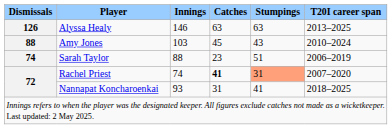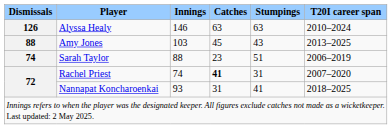(329, 27) 2013–2025 -> (329, 27) 2010–2024
(329, 43) 2010–2024 -> (329, 43) 2013–2025
(258, 74) lightsalmon background -> (258, 74) no background
